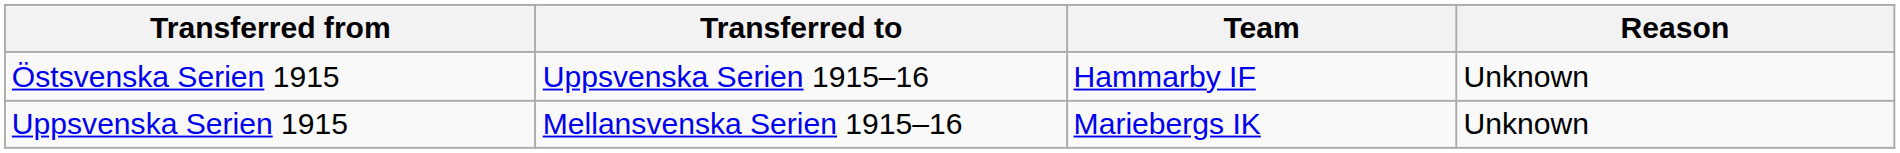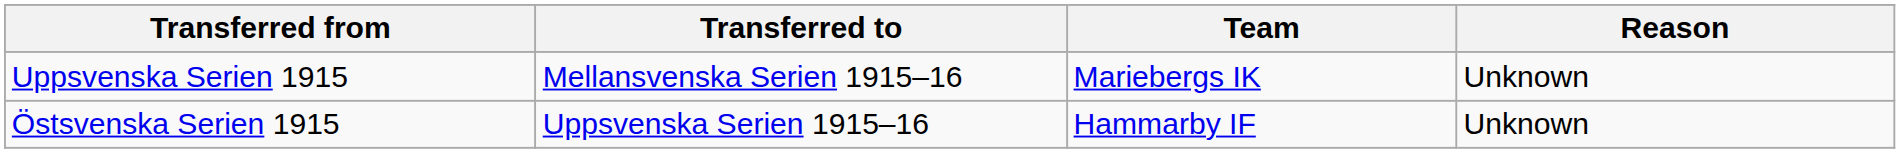rows swapped: (176, 76) <-> (180, 123)
